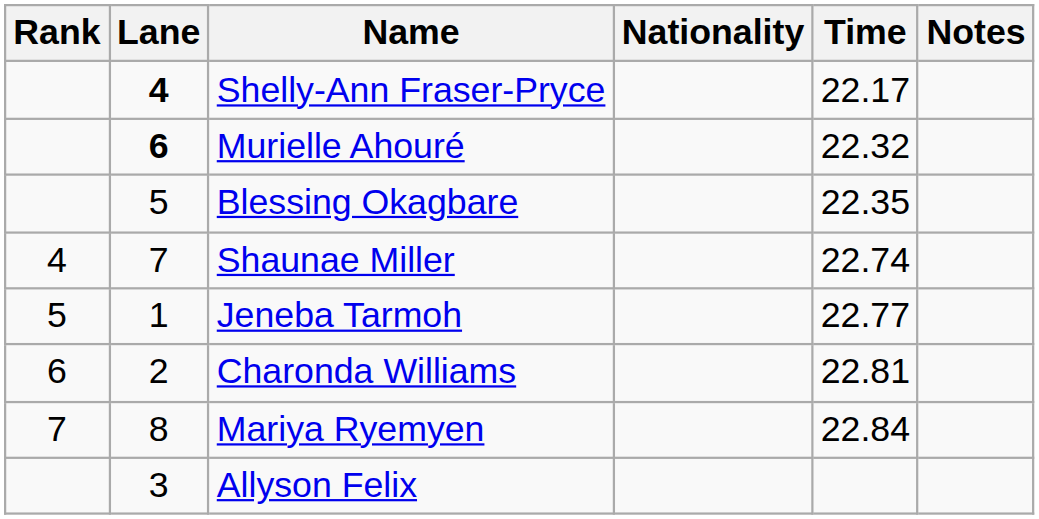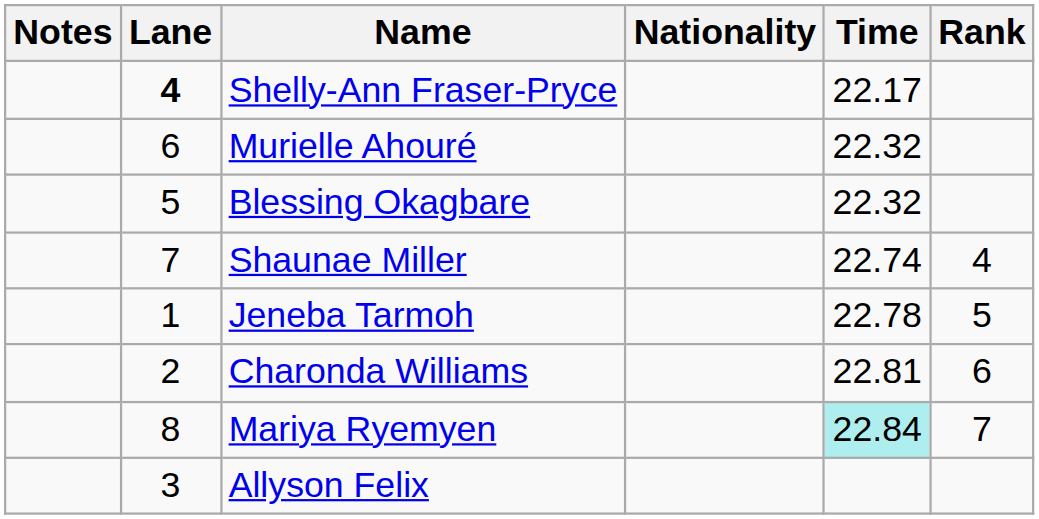columns swapped: (57, 32) <-> (976, 32)
(159, 145) bold -> (171, 145) normal
(865, 202) 22.35 -> (877, 202) 22.32
(865, 315) 22.77 -> (877, 315) 22.78
(865, 428) no background -> (877, 428) paleturquoise background
